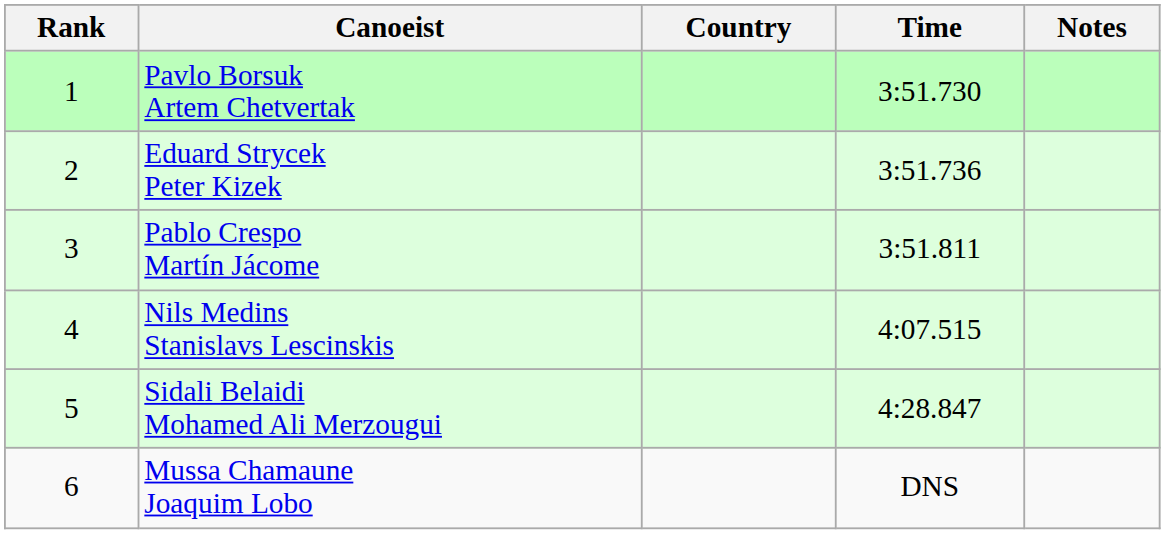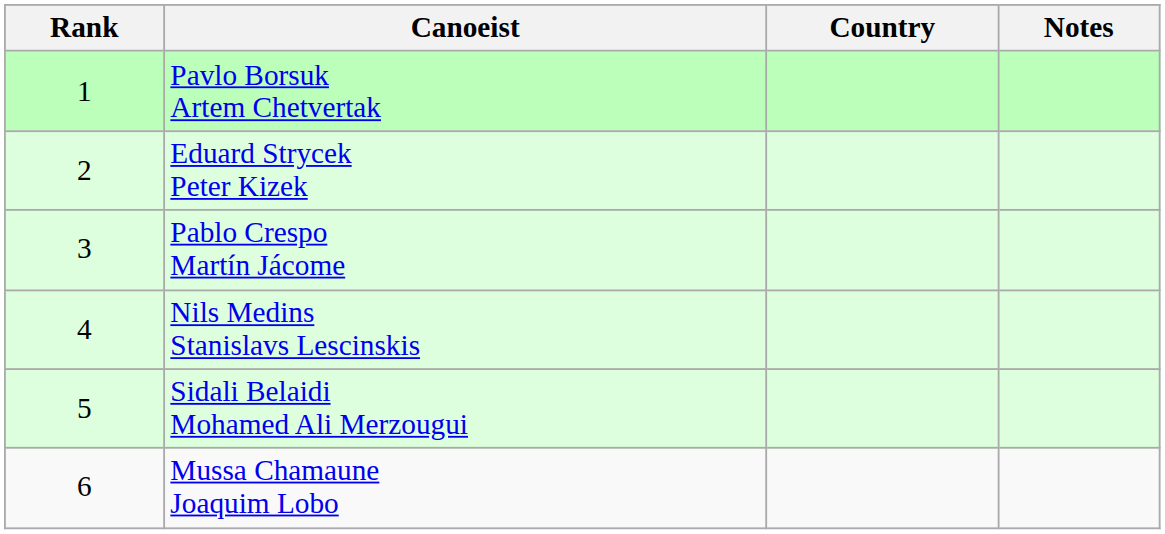- column: (930, 27)
